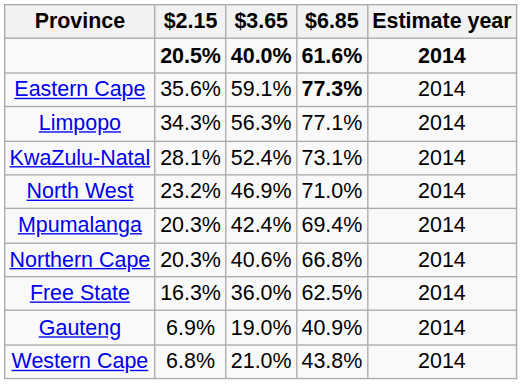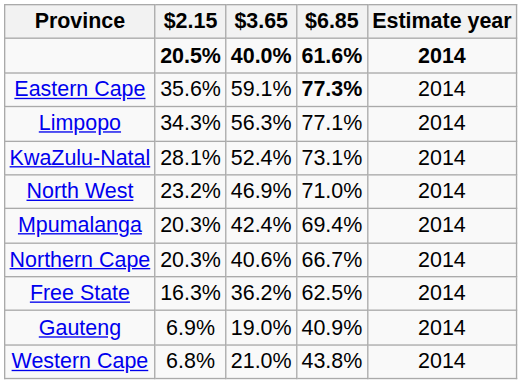(332, 259) 66.8% -> (332, 259) 66.7%
(261, 293) 36.0% -> (261, 293) 36.2%
